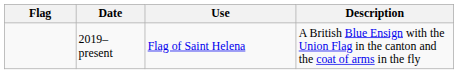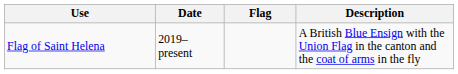columns swapped: (40, 13) <-> (220, 13)
